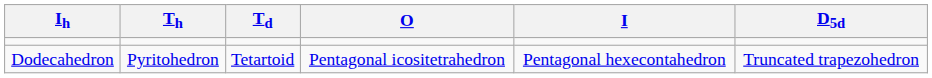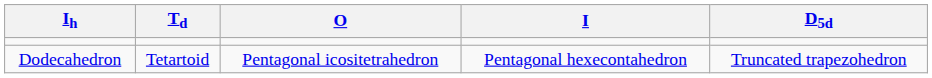- column: (173, 20)
